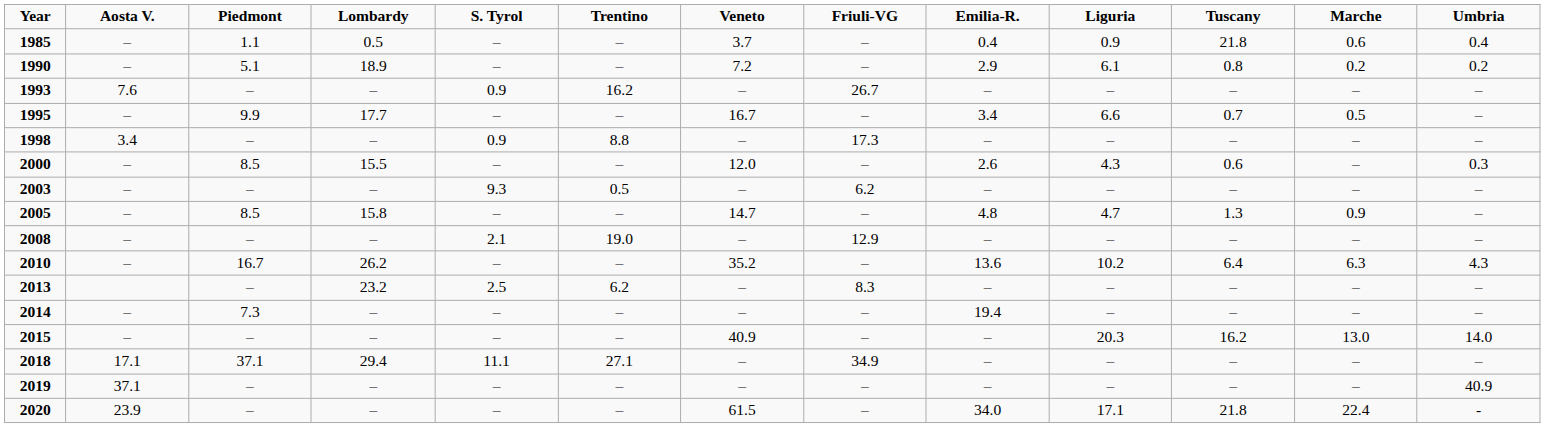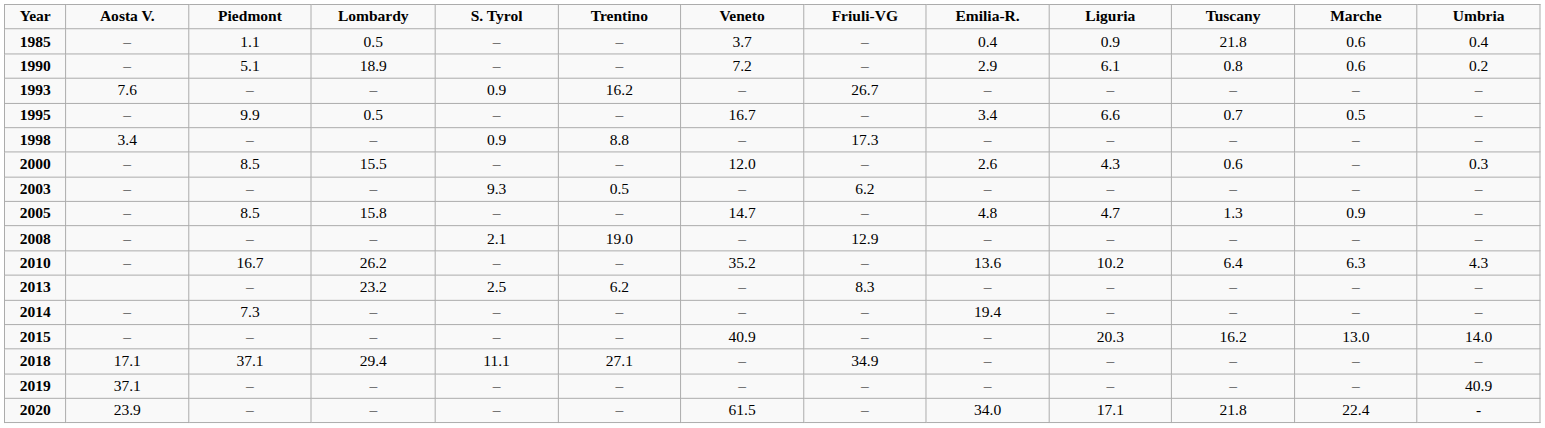(1356, 66) 0.2 -> (1356, 66) 0.6
(373, 115) 17.7 -> (373, 115) 0.5
